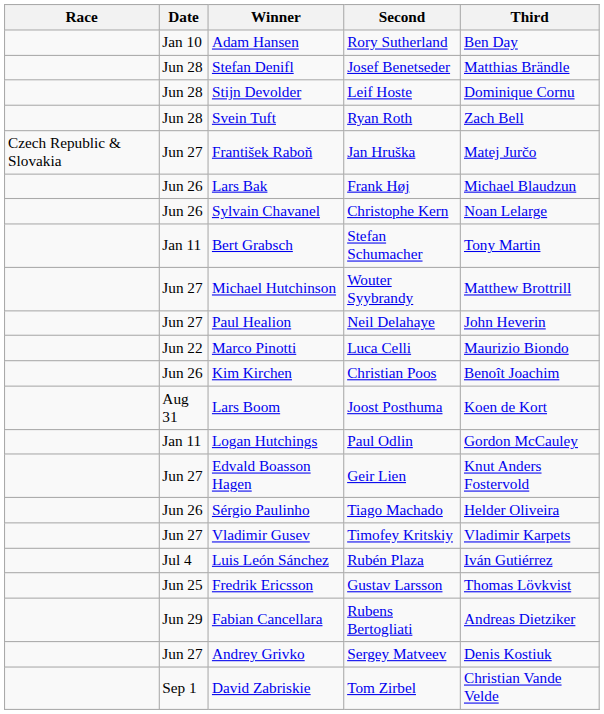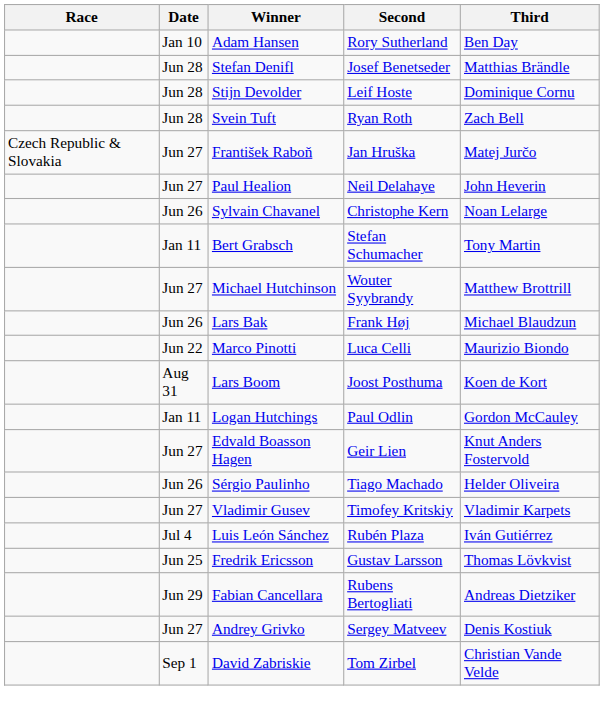rows swapped: (240, 186) <-> (252, 323)
- row: (252, 373)
